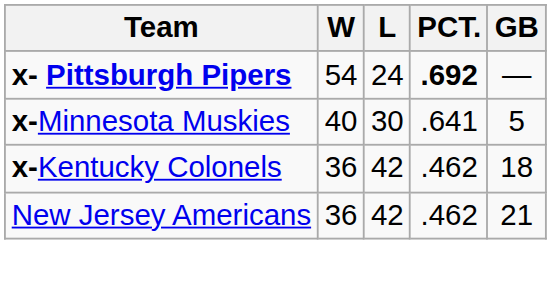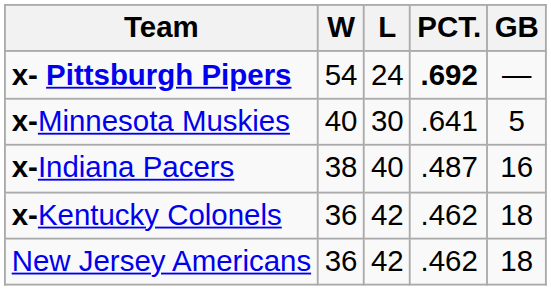+ row: (123, 167)
(517, 214) 21 -> (517, 261) 18
